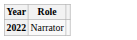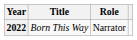+ column: (59, 12)
